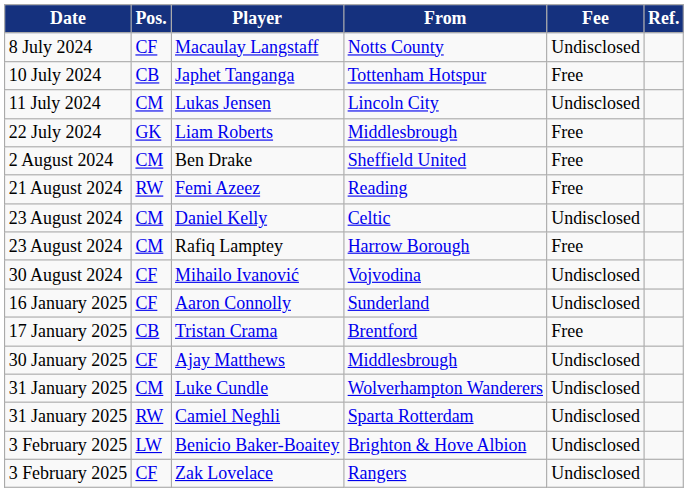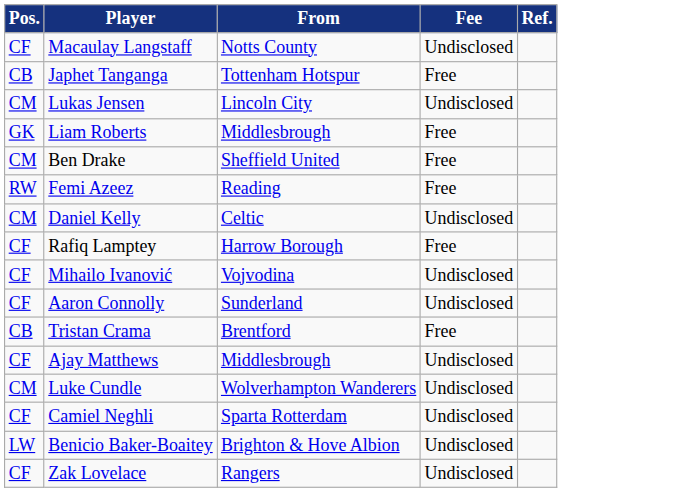- column: (68, 18)
(149, 246) CM -> (20, 246) CF
(149, 416) RW -> (20, 416) CF
